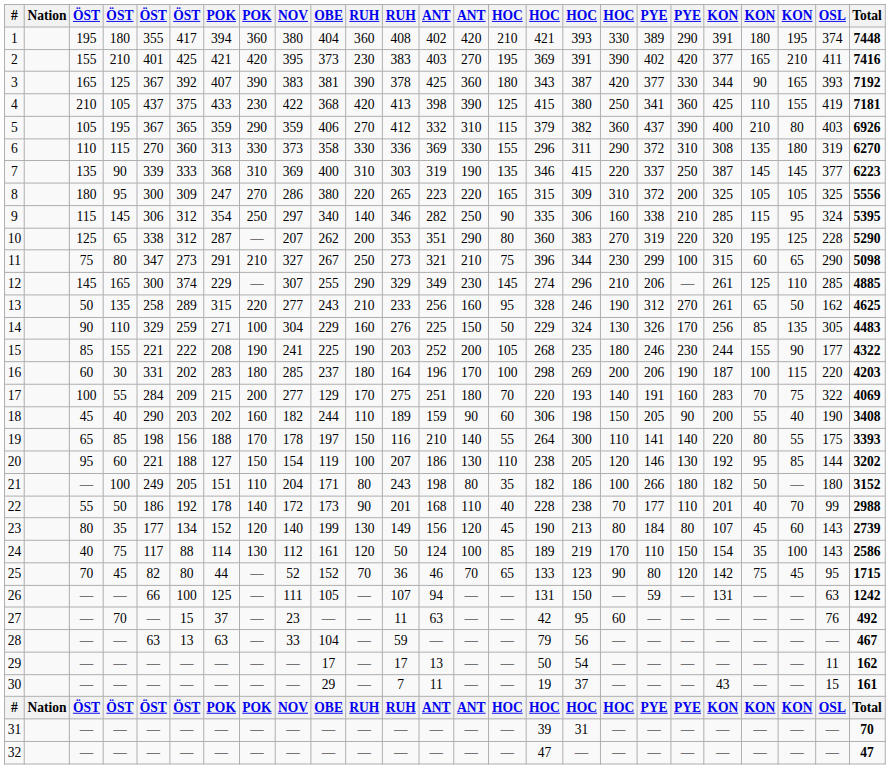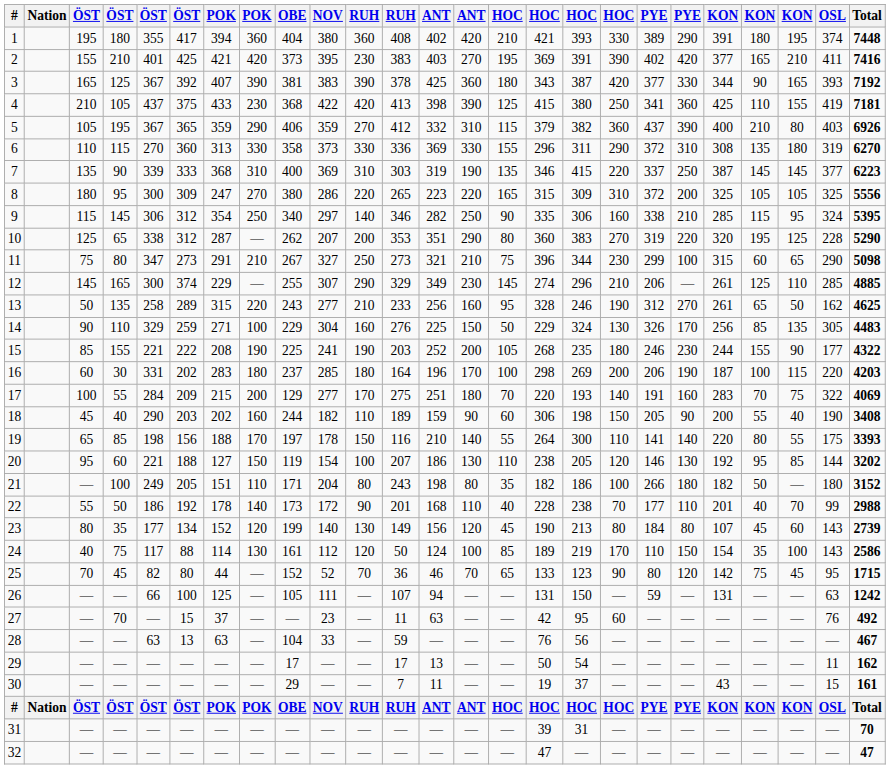columns swapped: (293, 16) <-> (329, 16)
(544, 641) 79 -> (544, 641) 76
